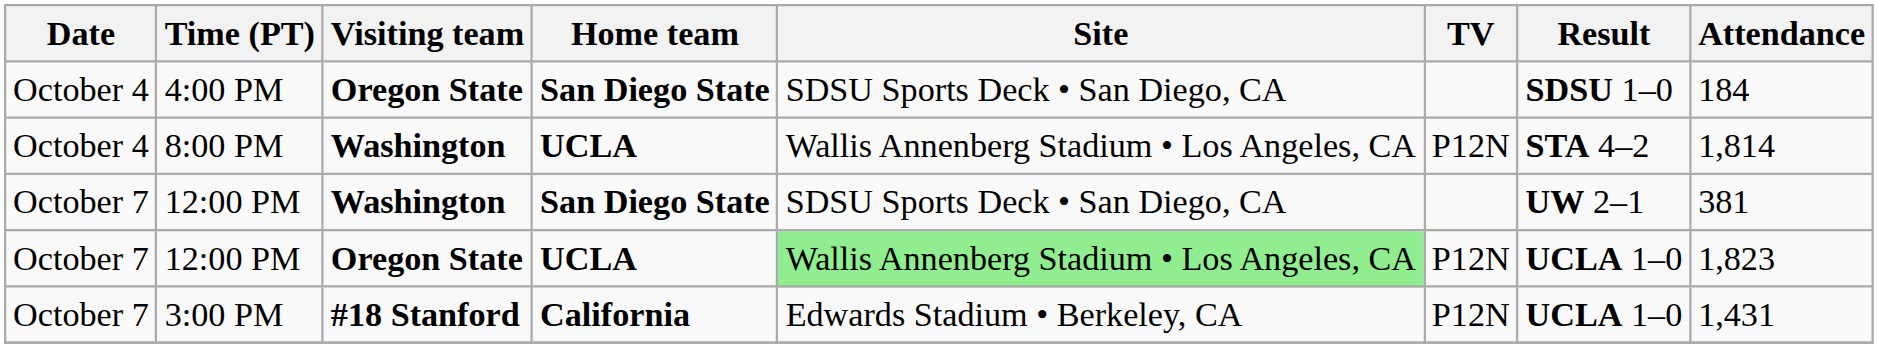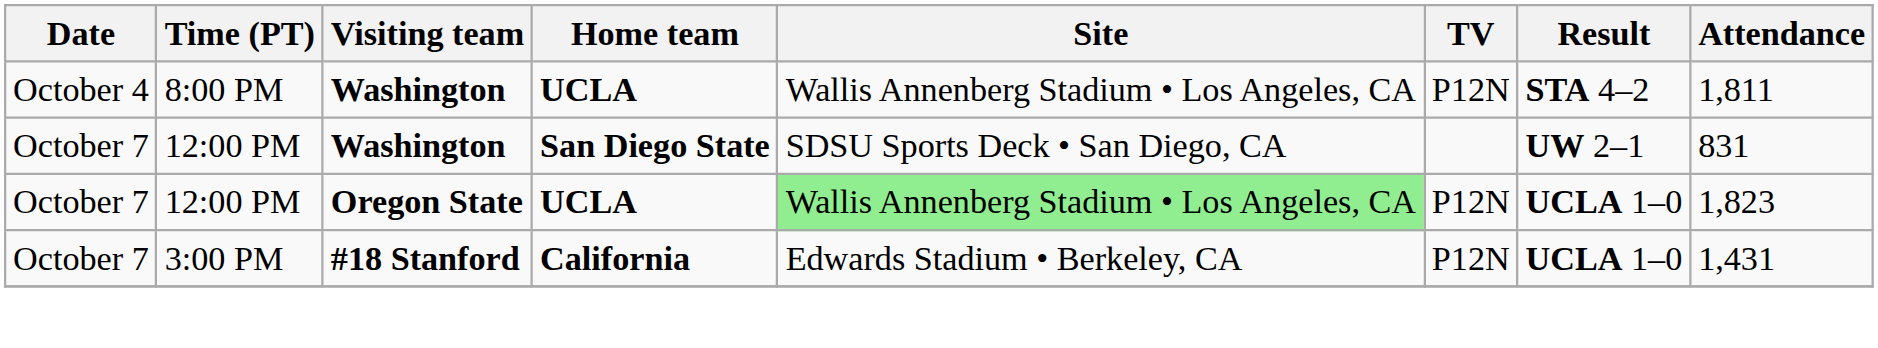- row: (224, 89)
(1737, 145) 1,814 -> (1736, 89) 1,811
(1724, 202) 381 -> (1724, 145) 831
